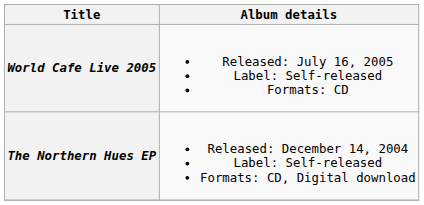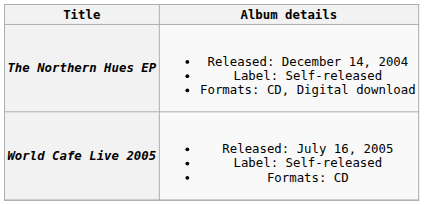rows swapped: (82, 156) <-> (82, 68)
